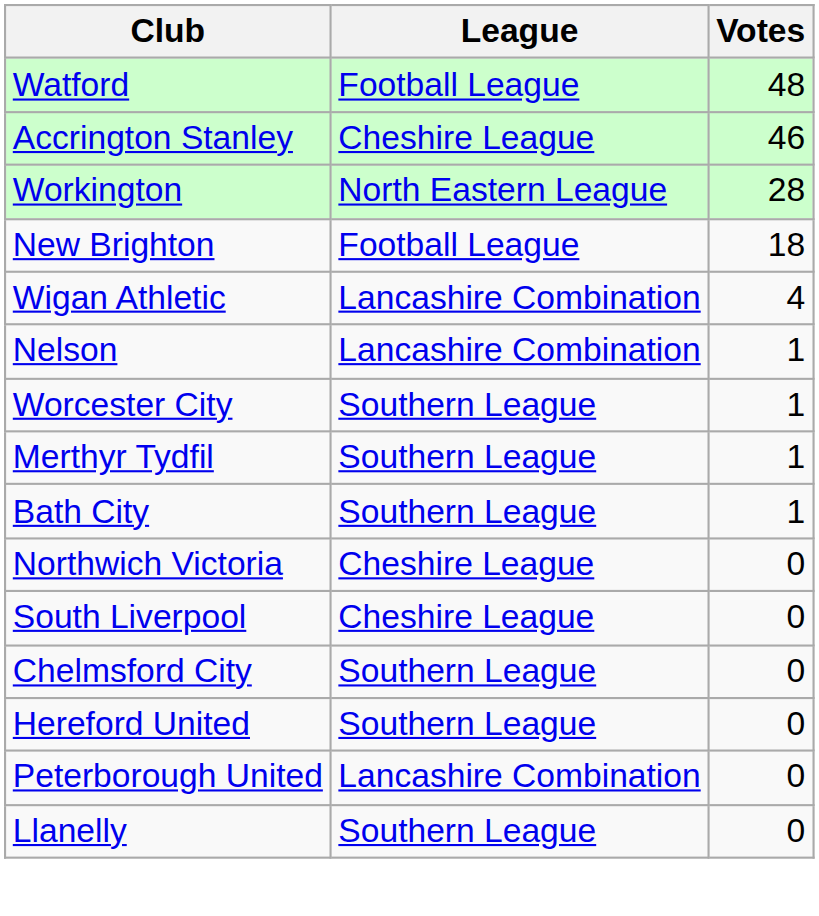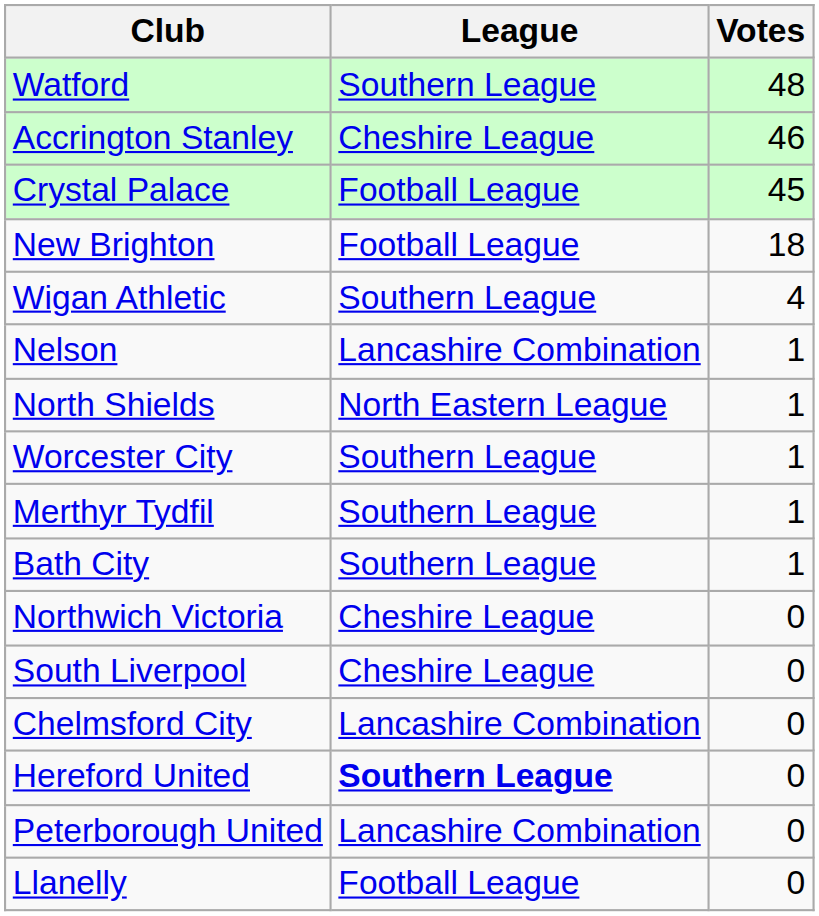(459, 84) Football League -> (467, 84) Southern League
+ row: (121, 191)
- row: (97, 191)
(520, 297) Lancashire Combination -> (467, 297) Southern League
+ row: (114, 404)
(467, 670) Southern League -> (520, 723) Lancashire Combination
(467, 723) normal -> (476, 777) bold
(467, 830) Southern League -> (459, 883) Football League
